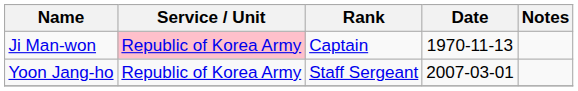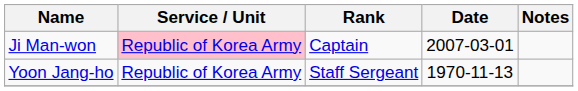(470, 45) 1970-11-13 -> (470, 45) 2007-03-01
(470, 72) 2007-03-01 -> (470, 72) 1970-11-13
